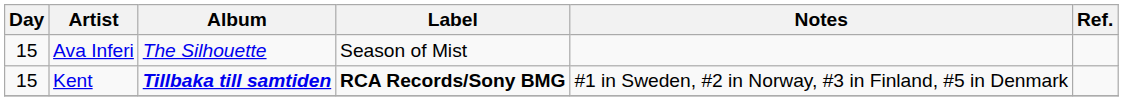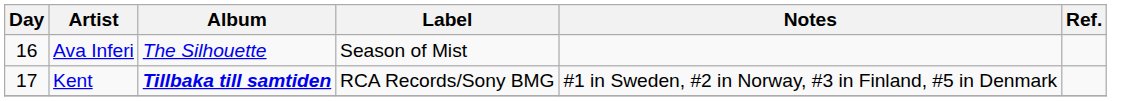(27, 50) 15 -> (27, 50) 16
(27, 80) 15 -> (27, 80) 17
(453, 80) bold -> (447, 80) normal
